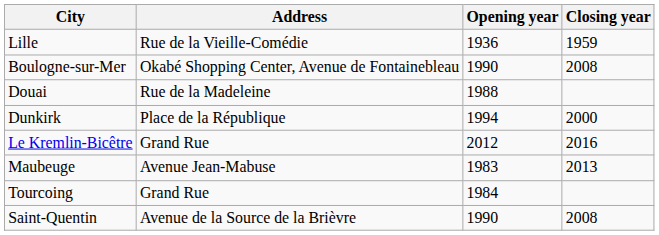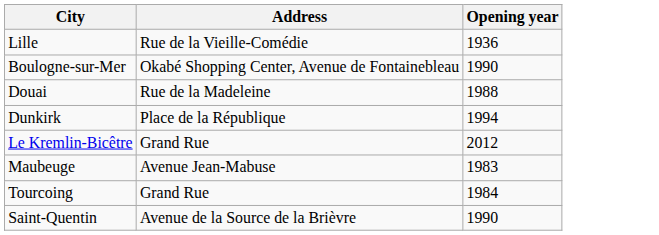- column: (608, 17)
